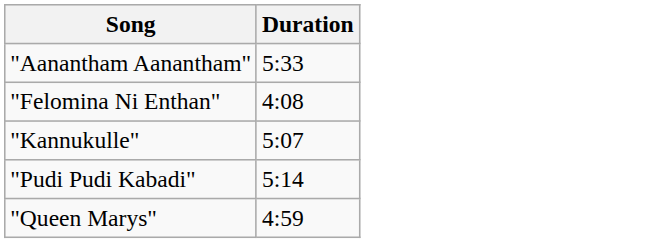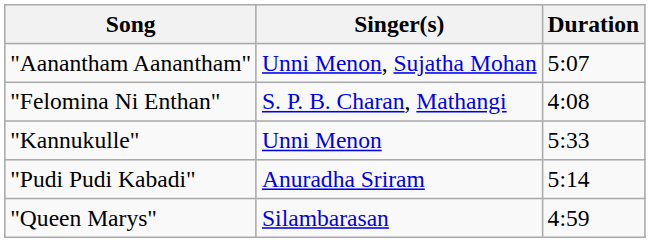+ column: (399, 24)
(283, 62) 5:33 -> (569, 62) 5:07
(283, 140) 5:07 -> (569, 140) 5:33
